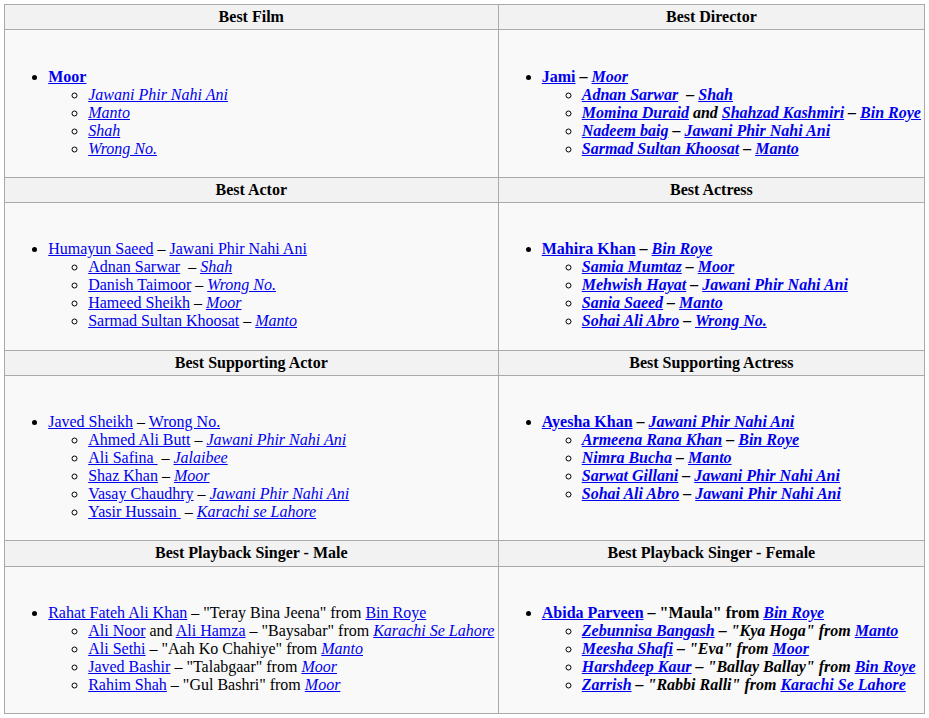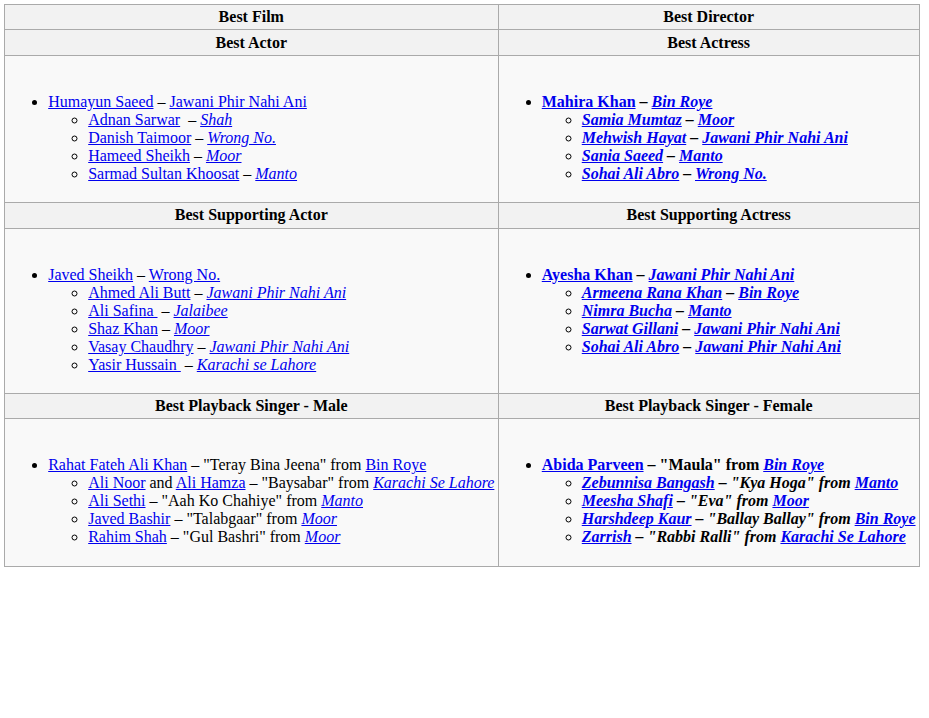- row: (251, 113)
